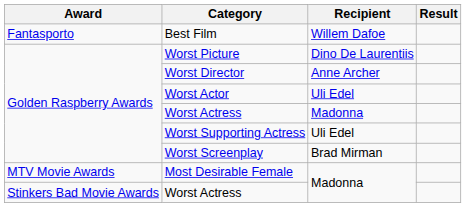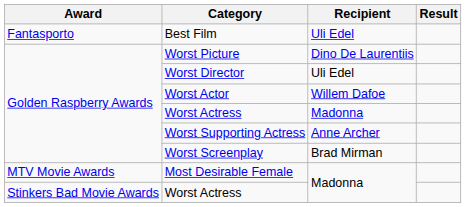(348, 34) Willem Dafoe -> (333, 34) Uli Edel
(345, 73) Anne Archer -> (333, 73) Uli Edel
(333, 93) Uli Edel -> (348, 93) Willem Dafoe
(333, 133) Uli Edel -> (345, 133) Anne Archer
